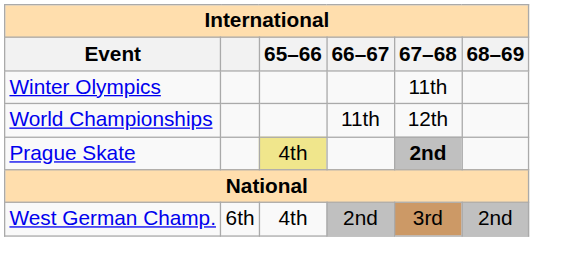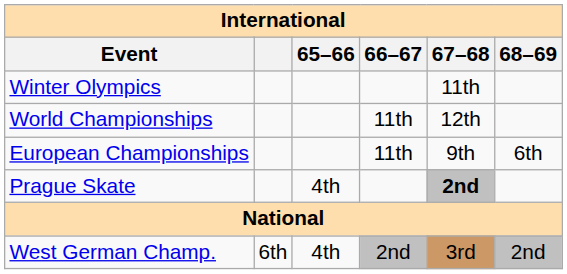+ row: (129, 152)
(293, 152) khaki background -> (326, 185) no background
